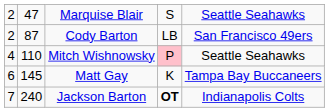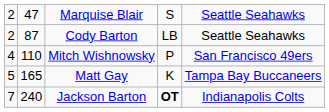(253, 35) San Francisco 49ers -> (253, 35) Seattle Seahawks
(170, 55) pink background -> (170, 55) no background
(253, 55) Seattle Seahawks -> (253, 55) San Francisco 49ers
(11, 76) 6 -> (11, 76) 5
(31, 76) 145 -> (31, 76) 165
